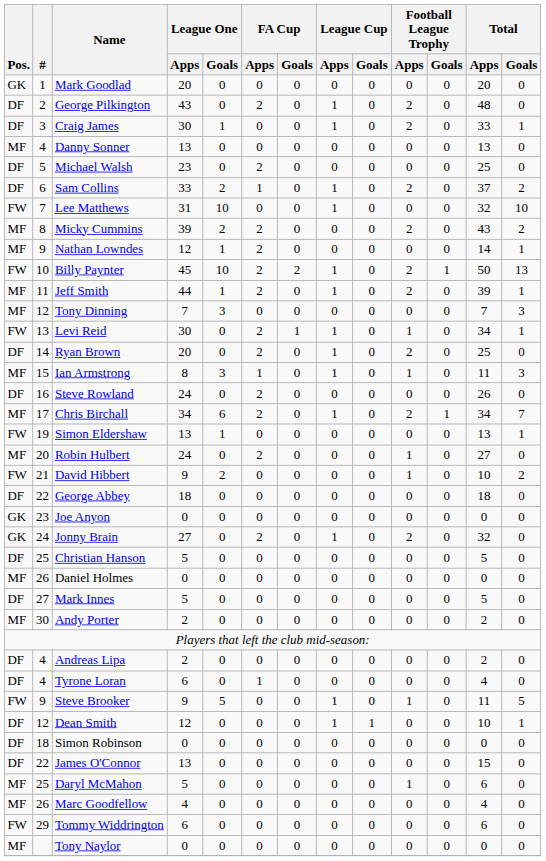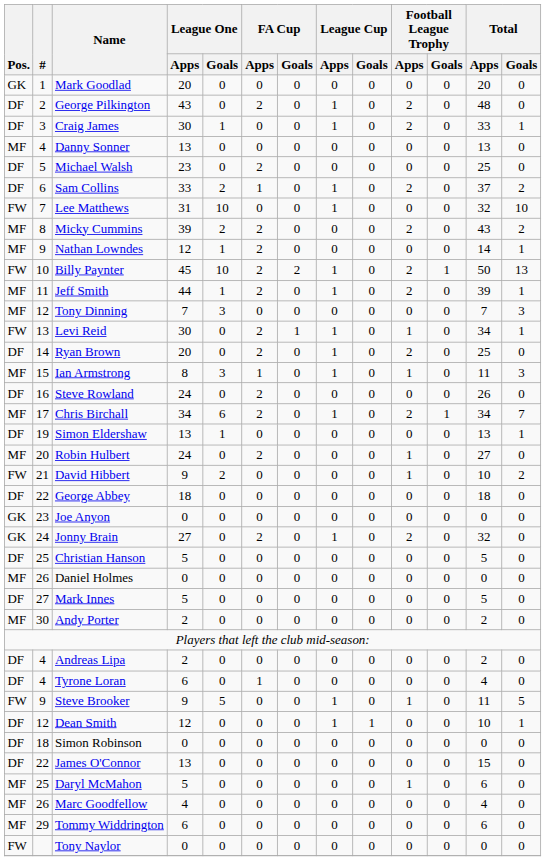(17, 434) FW -> (16, 434) DF
(17, 824) FW -> (17, 824) MF
(17, 845) MF -> (17, 845) FW
